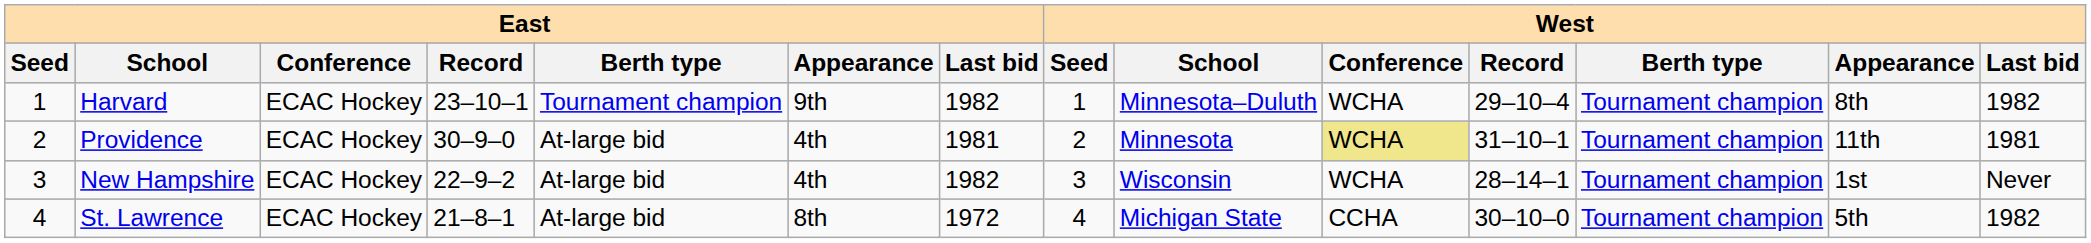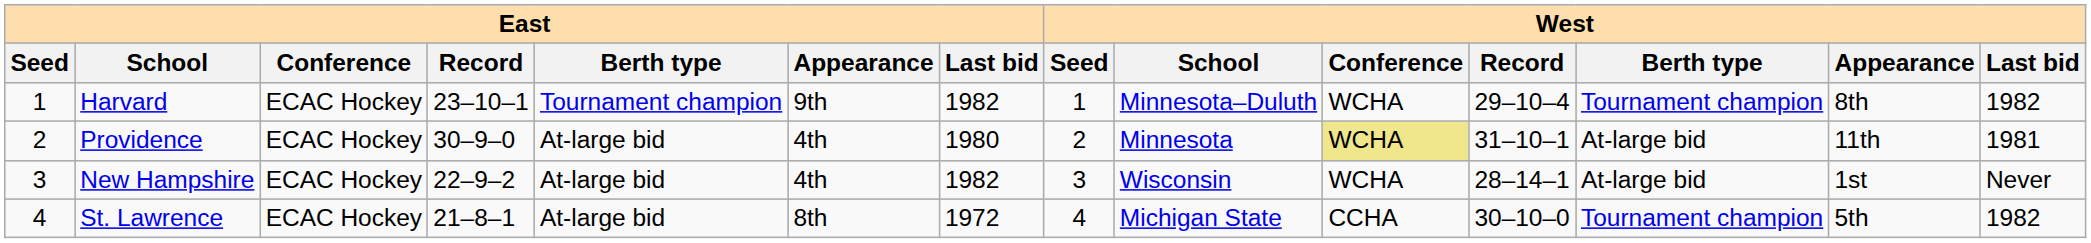(972, 140) 1981 -> (972, 140) 1980
(1702, 140) Tournament champion -> (1644, 140) At-large bid
(1702, 179) Tournament champion -> (1644, 179) At-large bid
